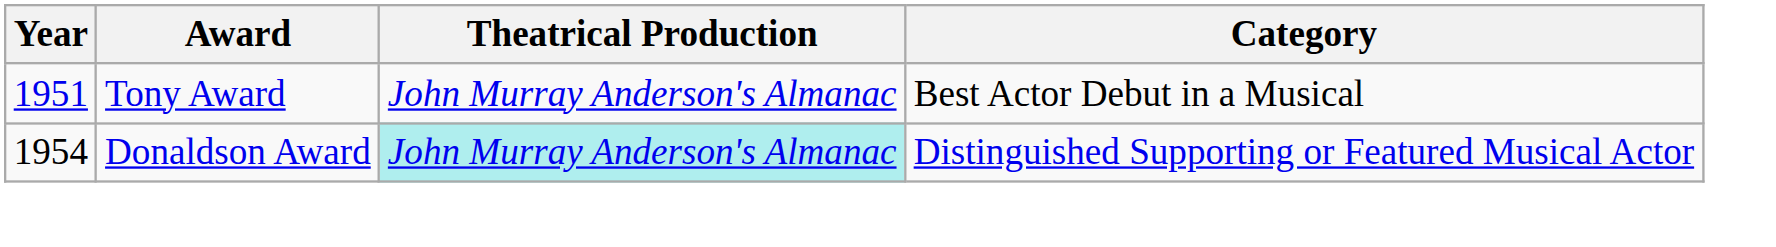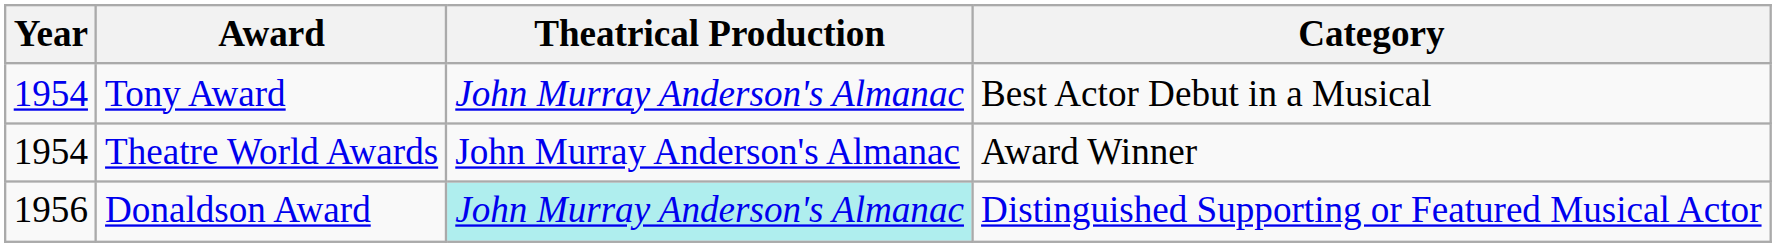(51, 92) 1951 -> (51, 92) 1954
+ row: (272, 151)
(51, 151) 1954 -> (51, 210) 1956
